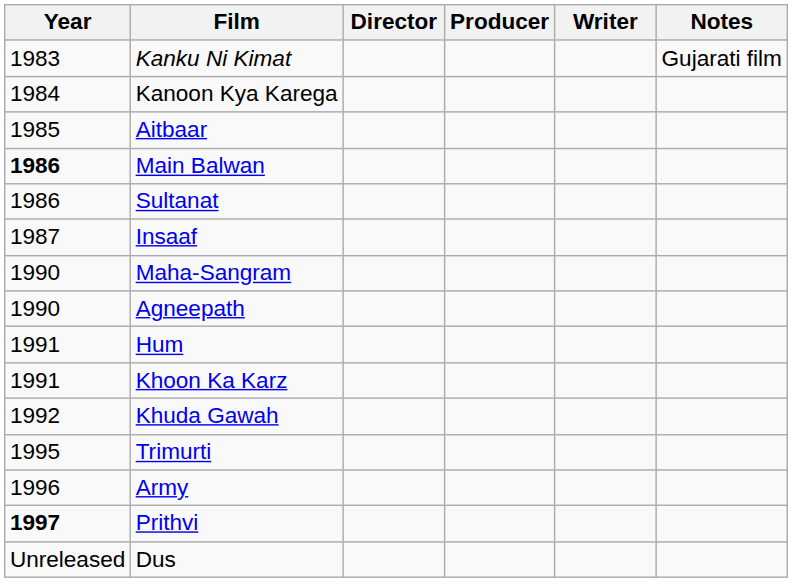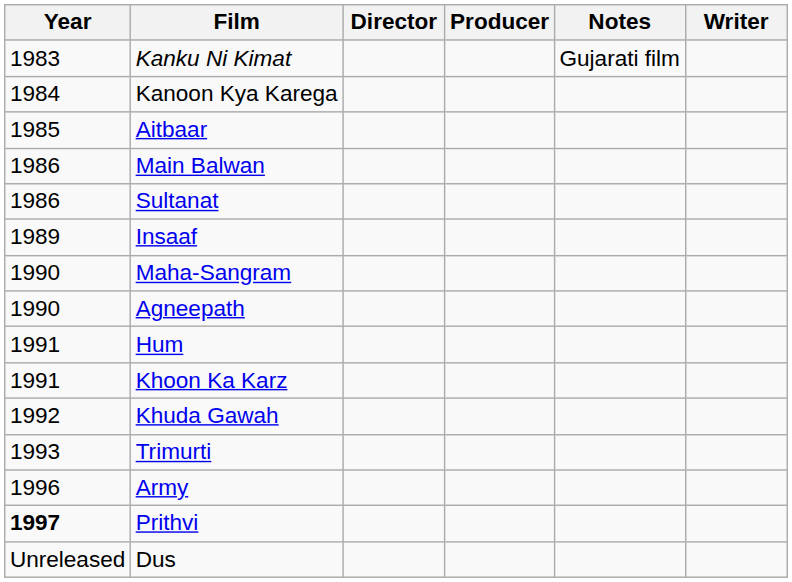columns swapped: (605, 22) <-> (722, 22)
(35, 165) bold -> (35, 165) normal
(35, 237) 1987 -> (35, 237) 1989
(35, 451) 1995 -> (35, 451) 1993
